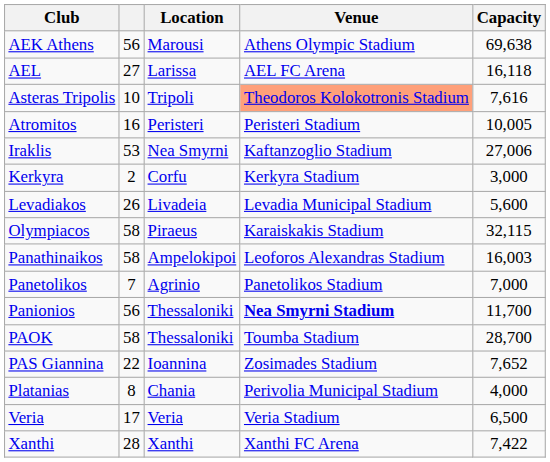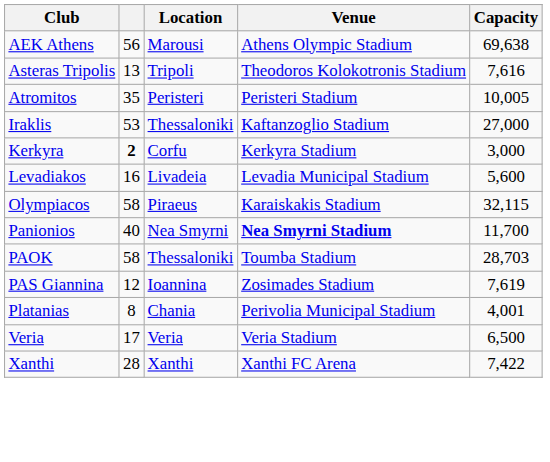- row: (25, 71)
(131, 97) 10 -> (131, 71) 13
(356, 97) lightsalmon background -> (354, 71) no background
(131, 124) 16 -> (131, 97) 35
(188, 151) Nea Smyrni -> (190, 124) Thessaloniki
(509, 151) 27,006 -> (506, 124) 27,000
(131, 177) normal -> (131, 151) bold
(131, 204) 26 -> (131, 177) 16
- row: (56, 257)
- row: (48, 284)
(131, 310) 56 -> (131, 230) 40
(190, 310) Thessaloniki -> (188, 230) Nea Smyrni
(509, 337) 28,700 -> (506, 257) 28,703
(131, 364) 22 -> (131, 284) 12
(509, 364) 7,652 -> (506, 284) 7,619
(509, 390) 4,000 -> (506, 310) 4,001
